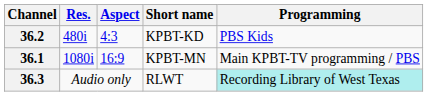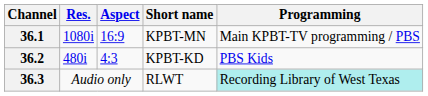rows swapped: (32, 58) <-> (32, 36)
